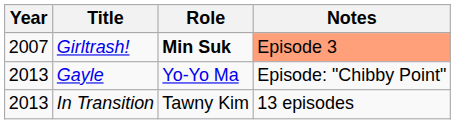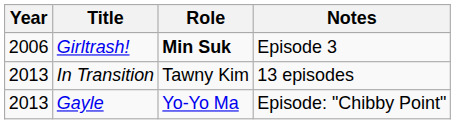(29, 47) 2007 -> (29, 47) 2006
(297, 47) lightsalmon background -> (297, 47) no background
rows swapped: (80, 75) <-> (105, 103)
